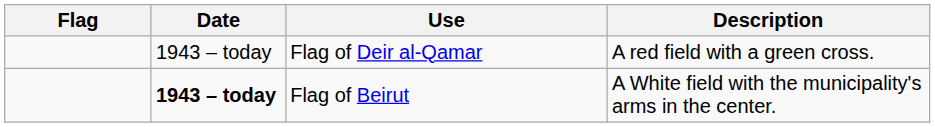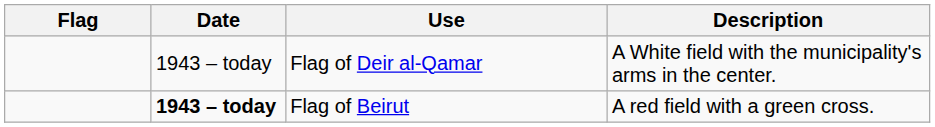(743, 52) A red field with a green cross. -> (767, 63) A White field with the municipality's arms in the center.
(767, 95) A White field with the municipality's arms in the center. -> (743, 106) A red field with a green cross.
